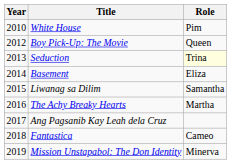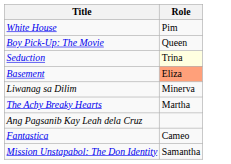- column: (16, 12)
(196, 74) no background -> (172, 74) lightsalmon background
(205, 89) Samantha -> (178, 89) Minerva
(202, 151) Minerva -> (181, 151) Samantha
